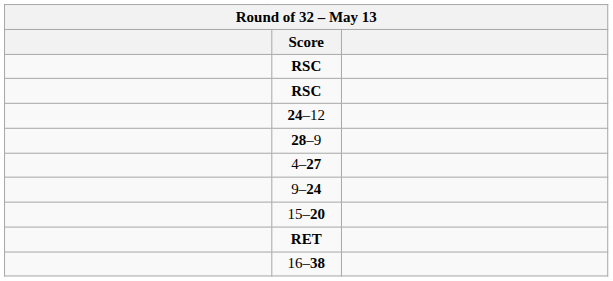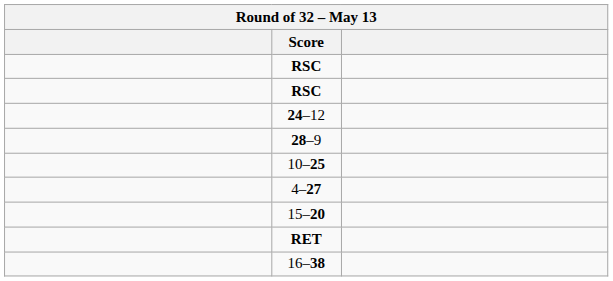+ row: (138, 165)
- row: (138, 190)
